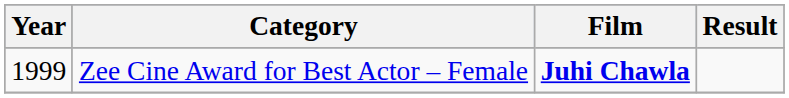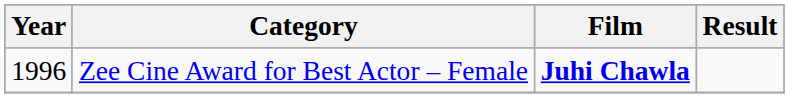(39, 69) 1999 -> (39, 69) 1996
